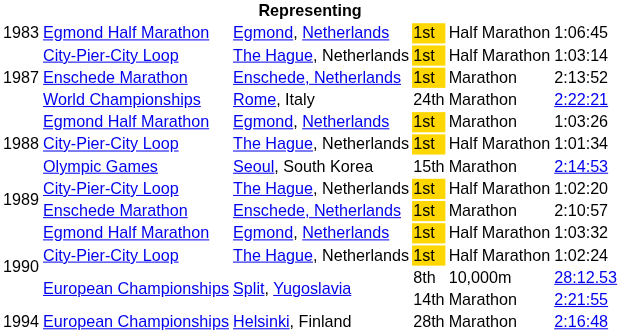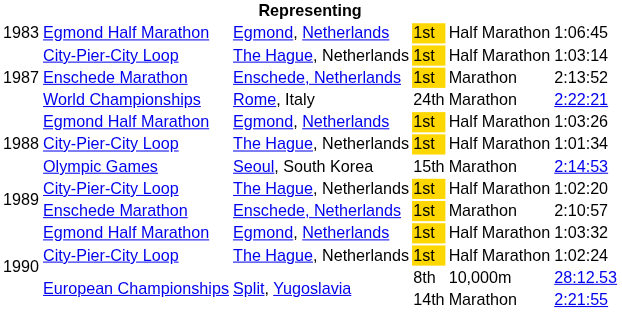(483, 122) Marathon -> (499, 122) Half Marathon
- row: (21, 322)
